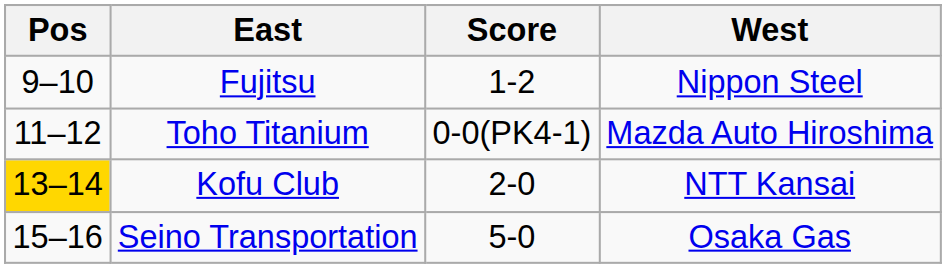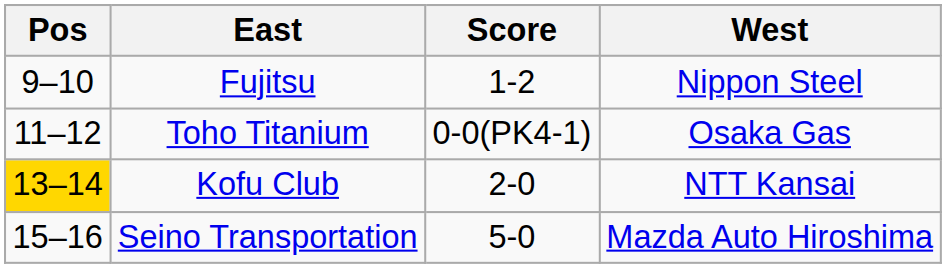(770, 133) Mazda Auto Hiroshima -> (770, 133) Osaka Gas
(770, 236) Osaka Gas -> (770, 236) Mazda Auto Hiroshima
